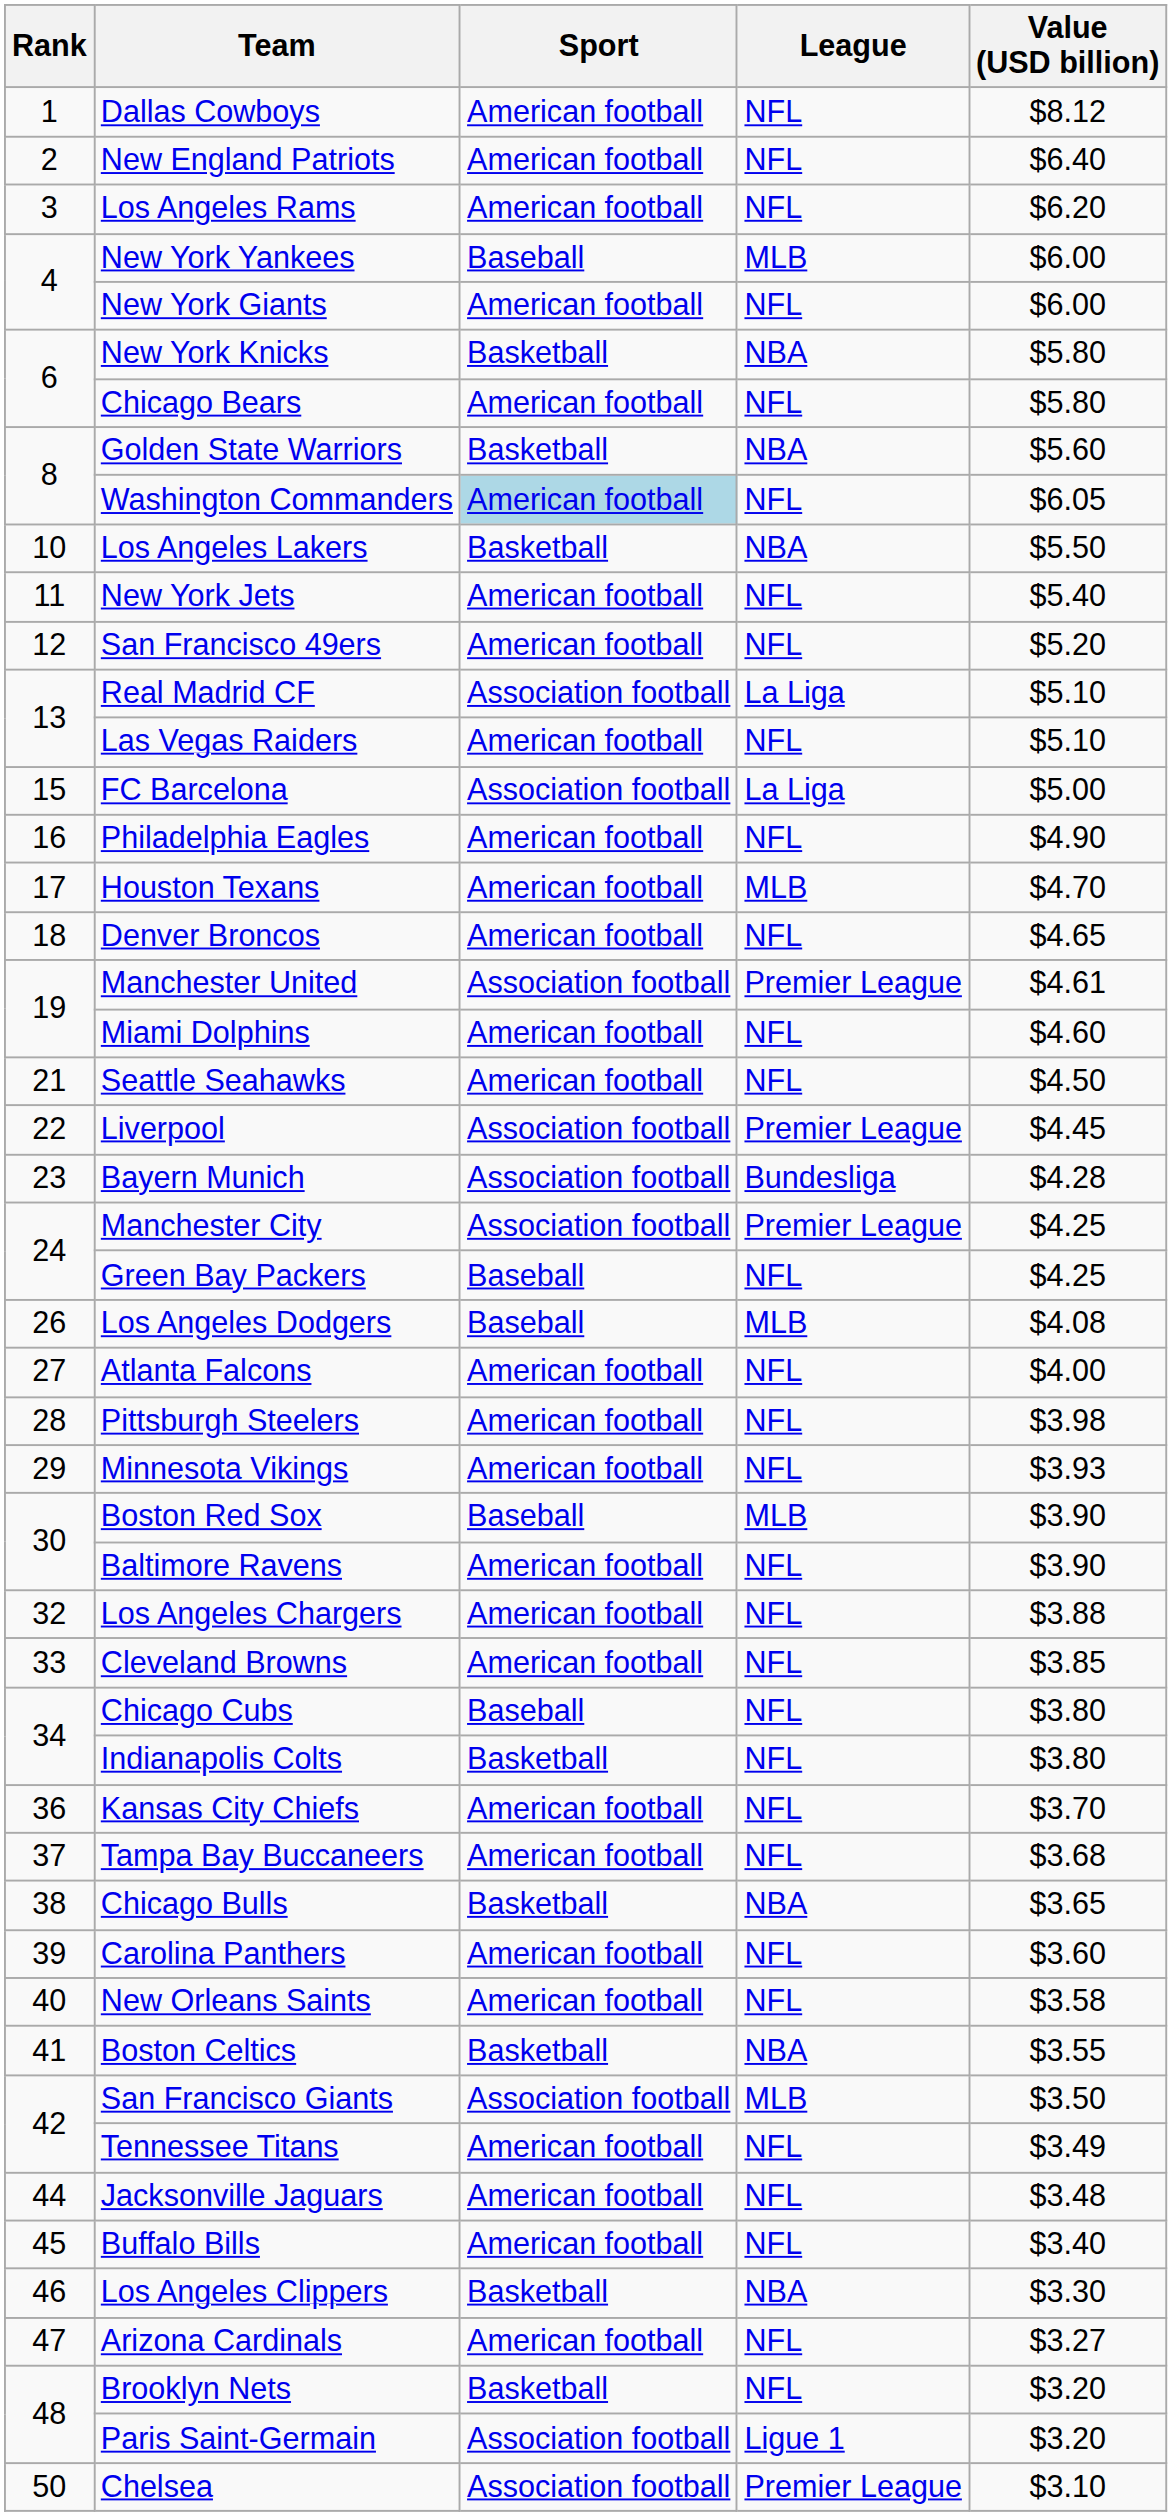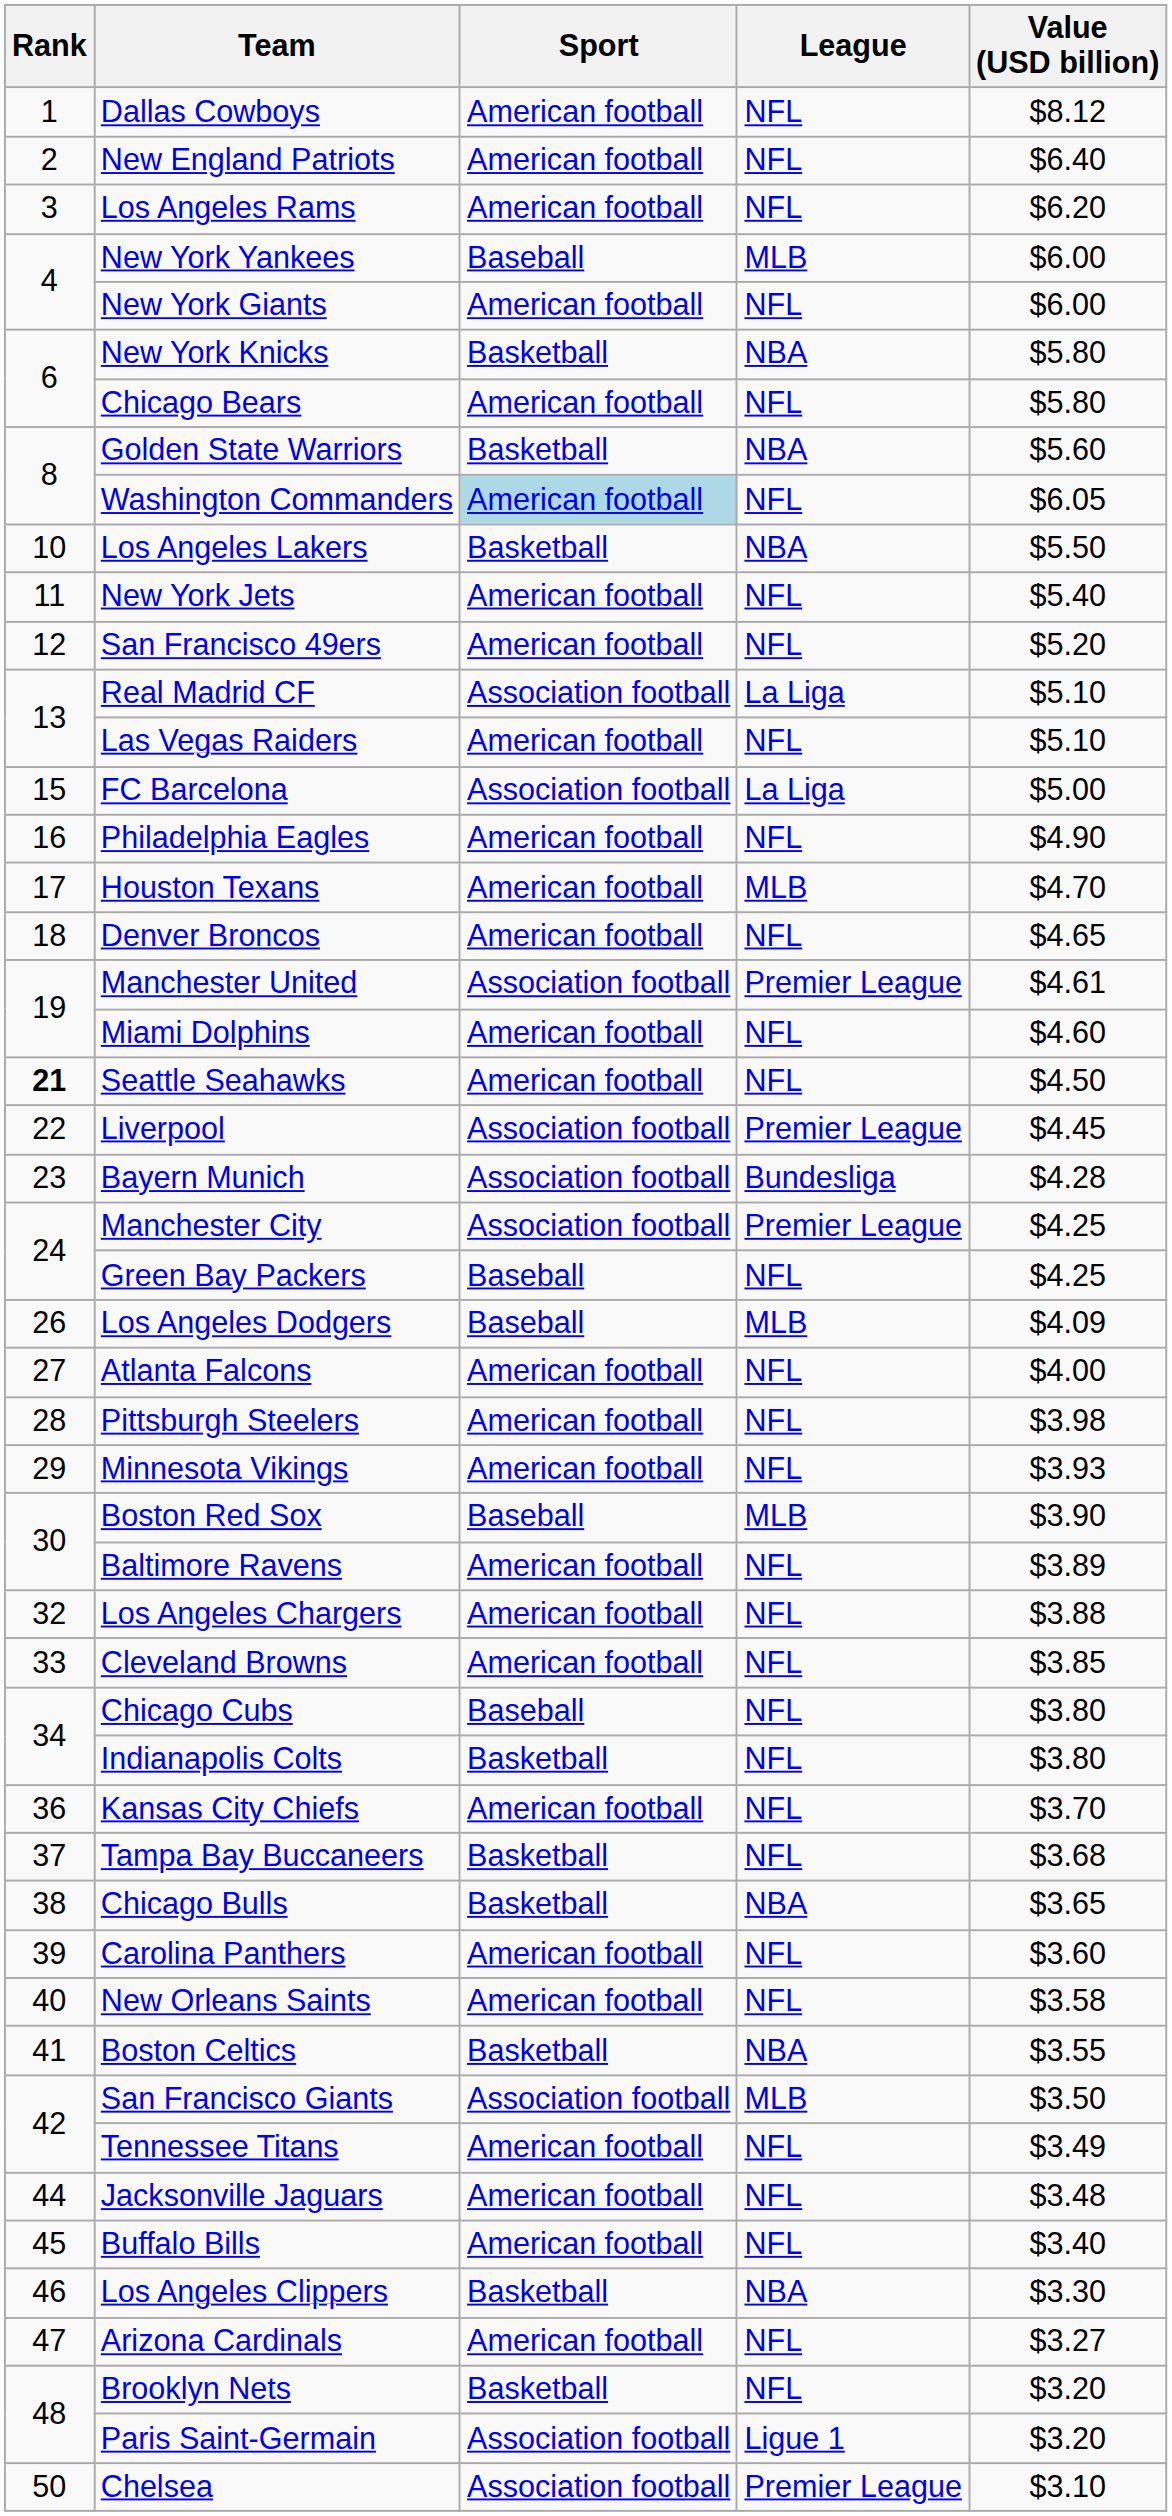(49, 1080) normal -> (49, 1080) bold
(1068, 1323) $4.08 -> (1068, 1323) $4.09
(1068, 1565) $3.90 -> (1068, 1565) $3.89
(585, 1856) American football -> (538, 1856) Basketball
